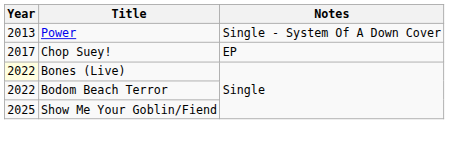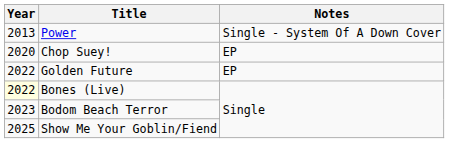(21, 52) 2017 -> (21, 52) 2020
+ row: (87, 71)
(21, 90) 2022 -> (21, 109) 2023
